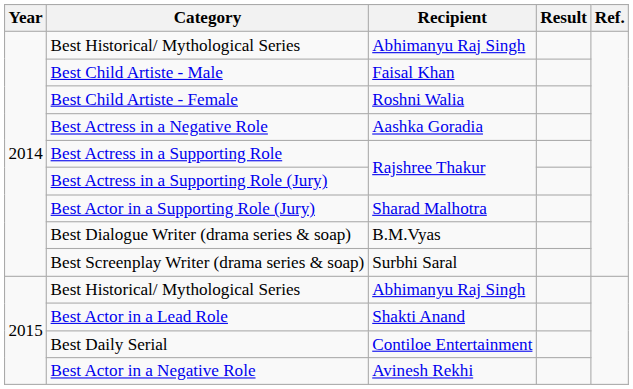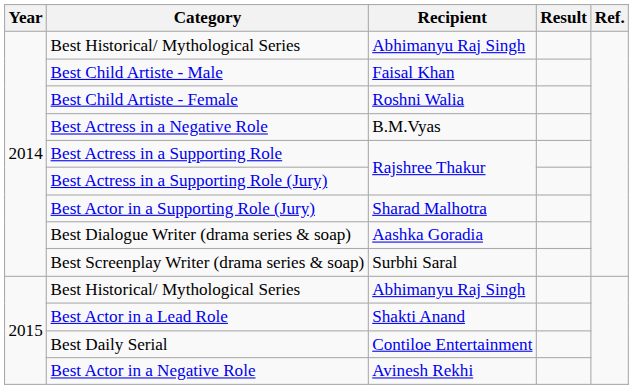(428, 126) Aashka Goradia -> (406, 126) B.M.Vyas
(406, 235) B.M.Vyas -> (428, 235) Aashka Goradia
